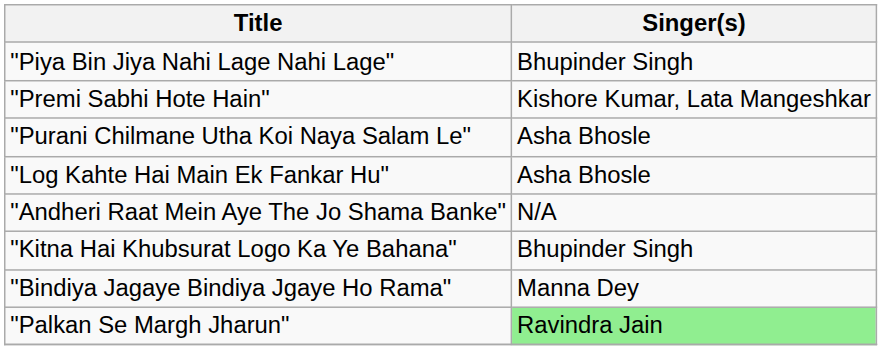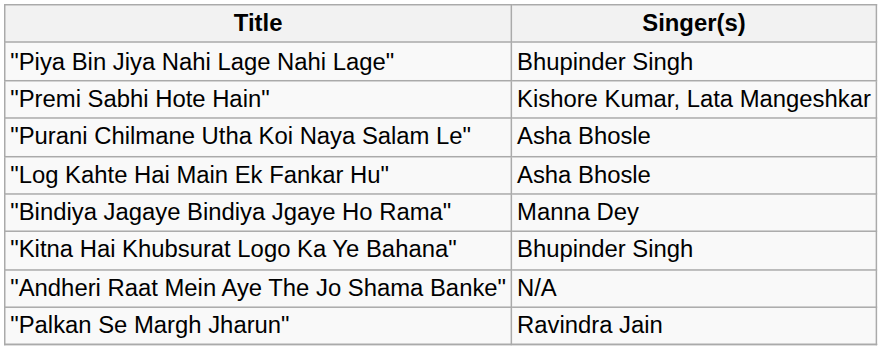rows swapped: (258, 212) <-> (231, 288)
(590, 325) lightgreen background -> (590, 325) no background
